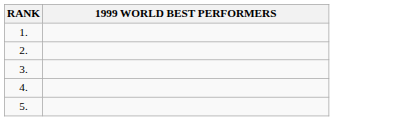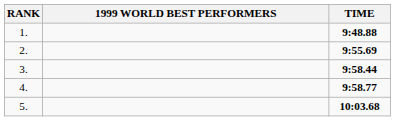+ column: (359, 14)
